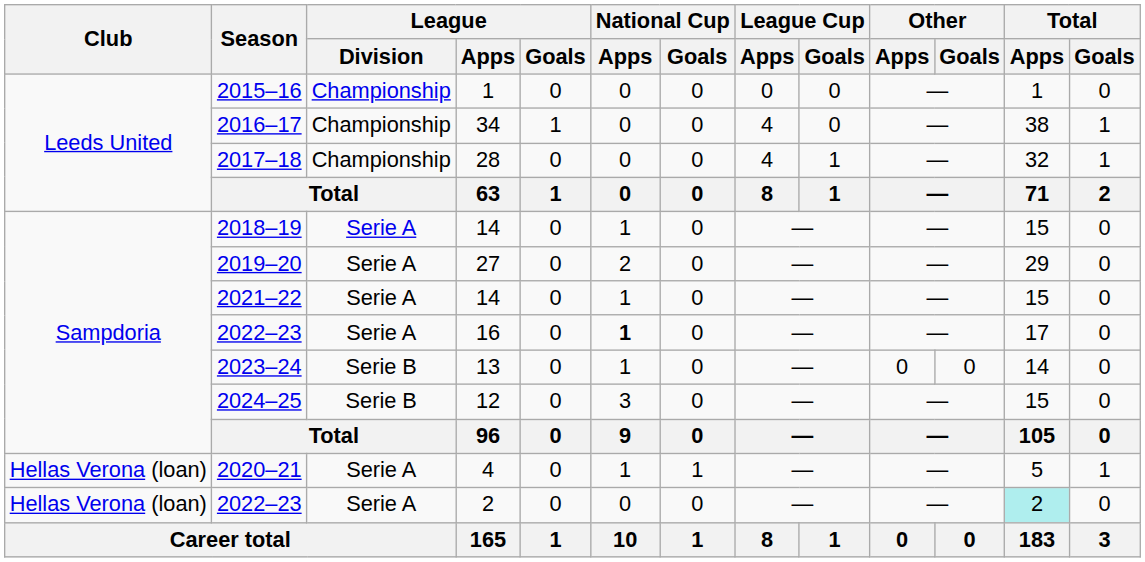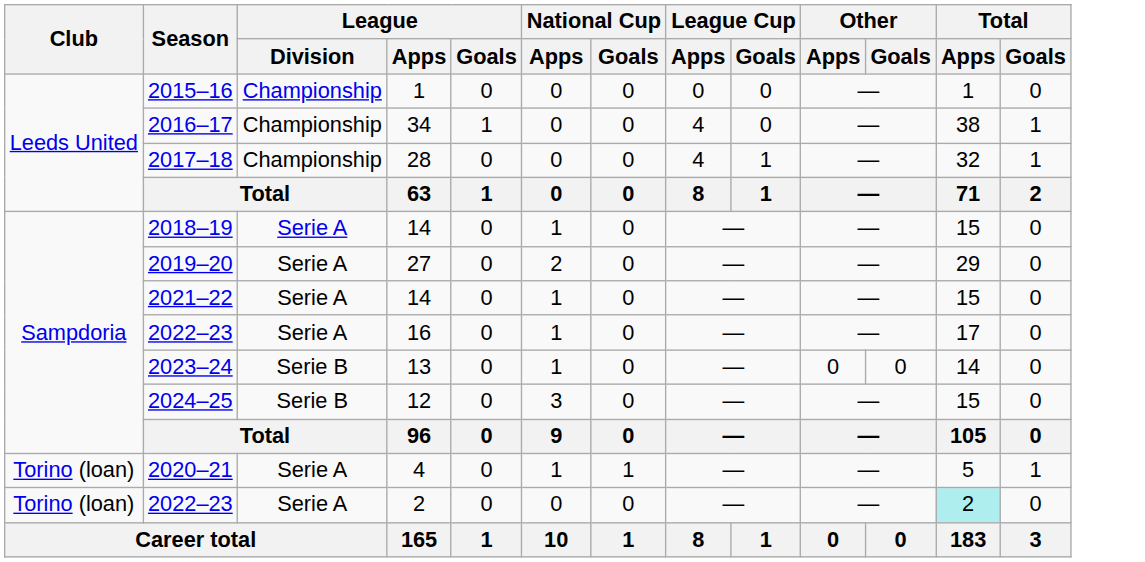(625, 332) bold -> (556, 332) normal
(108, 470) Hellas Verona (loan) -> (74, 470) Torino (loan)
(108, 504) Hellas Verona (loan) -> (74, 504) Torino (loan)
